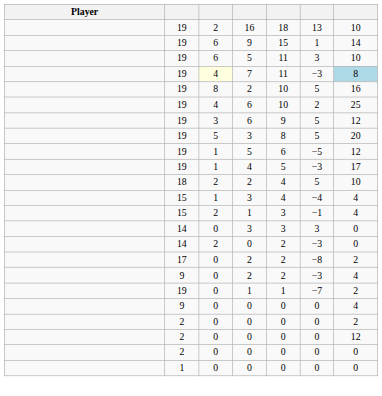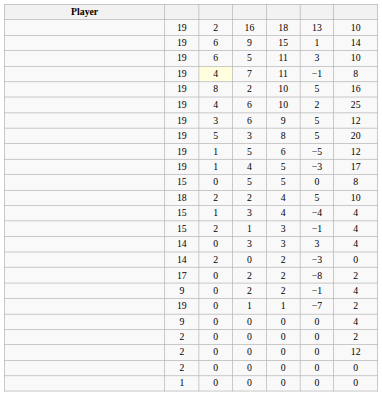(317, 74) −3 -> (317, 74) −1
(356, 74) lightblue background -> (356, 74) no background
+ row: (182, 182)
(356, 228) 0 -> (356, 244) 4
(317, 275) −3 -> (317, 290) −1
